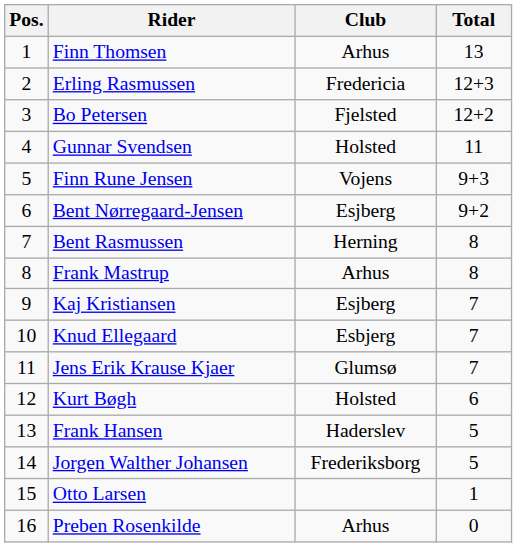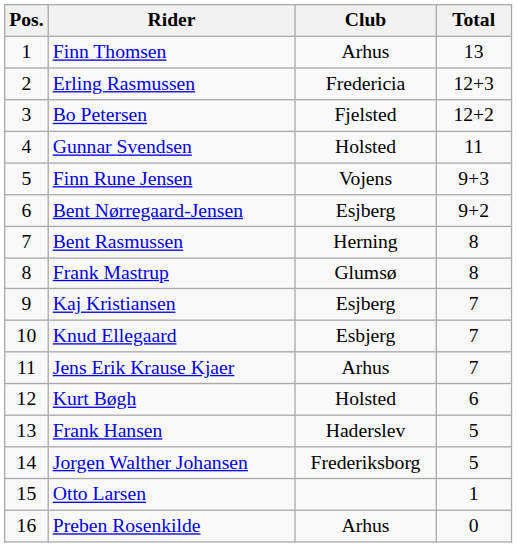(366, 272) Arhus -> (366, 272) Glumsø
(366, 367) Glumsø -> (366, 367) Arhus
